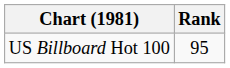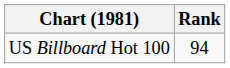(199, 47) 95 -> (199, 47) 94
